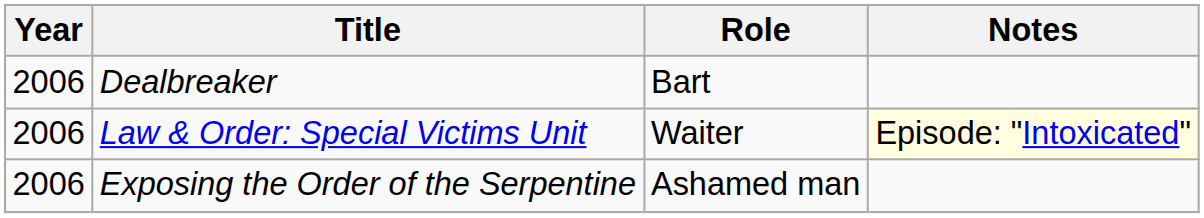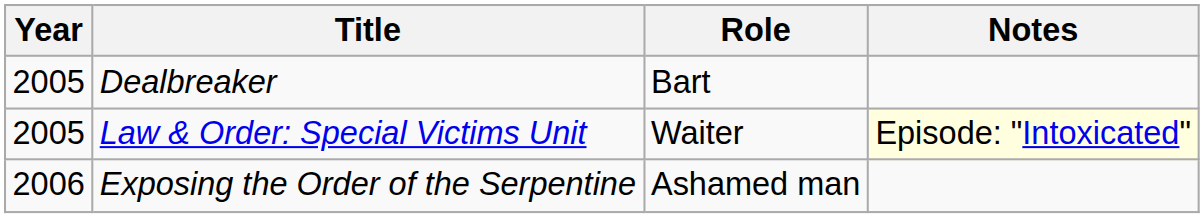(49, 81) 2006 -> (49, 81) 2005
(49, 133) 2006 -> (49, 133) 2005
